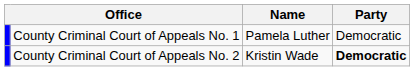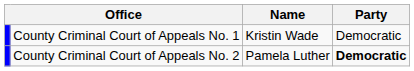(288, 35) Pamela Luther -> (282, 35) Kristin Wade
(282, 55) Kristin Wade -> (288, 55) Pamela Luther
